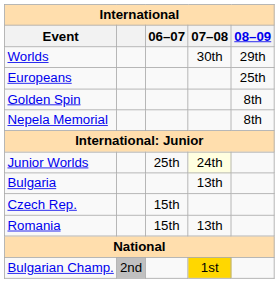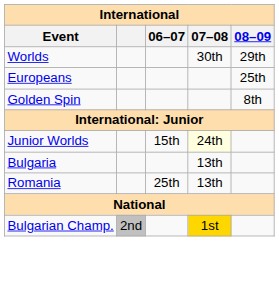- row: (58, 120)
(167, 162) 25th -> (167, 141) 15th
- row: (42, 204)
(167, 225) 15th -> (167, 183) 25th
